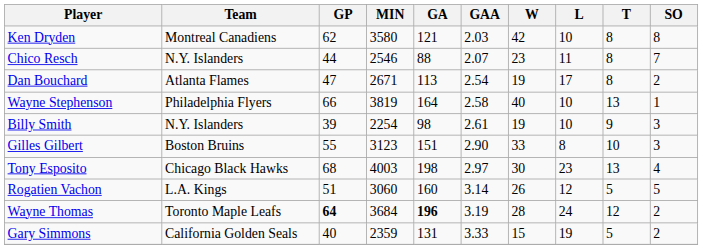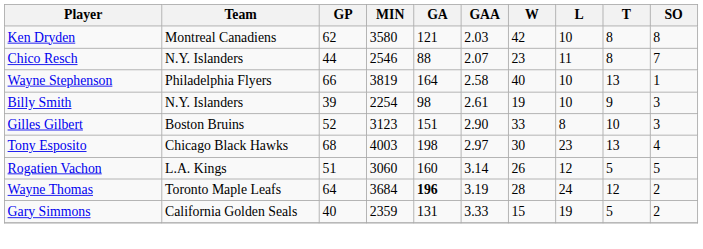- row: (48, 80)
(329, 146) 55 -> (329, 124) 52
(329, 211) bold -> (329, 189) normal
